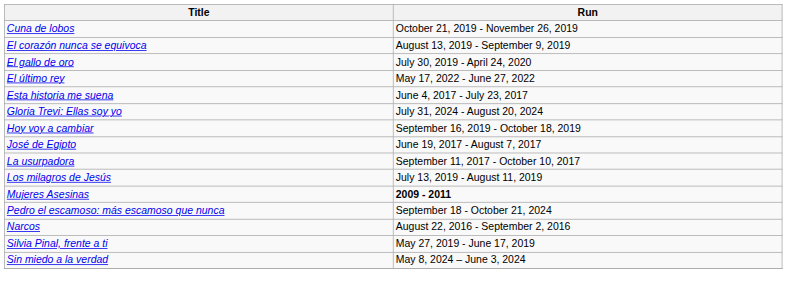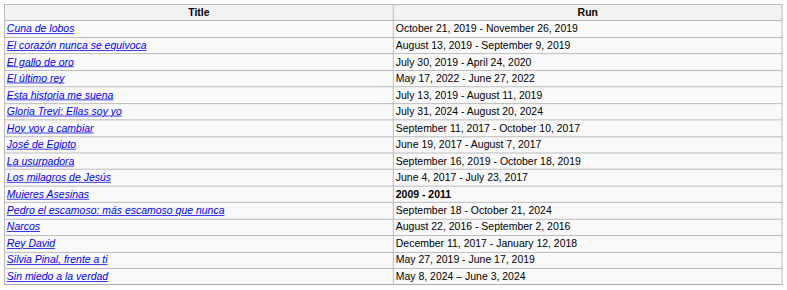(462, 95) June 4, 2017 - July 23, 2017 -> (469, 95) July 13, 2019 - August 11, 2019
(488, 128) September 16, 2019 - October 18, 2019 -> (488, 128) September 11, 2017 - October 10, 2017
(488, 161) September 11, 2017 - October 10, 2017 -> (488, 161) September 16, 2019 - October 18, 2019
(469, 177) July 13, 2019 - August 11, 2019 -> (462, 177) June 4, 2017 - July 23, 2017
+ row: (31, 243)
